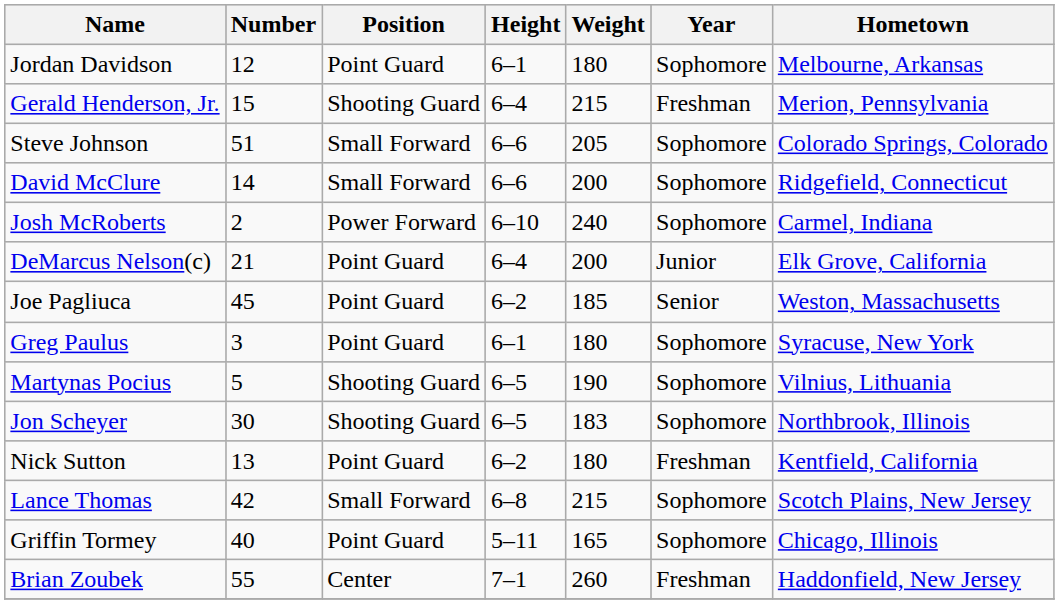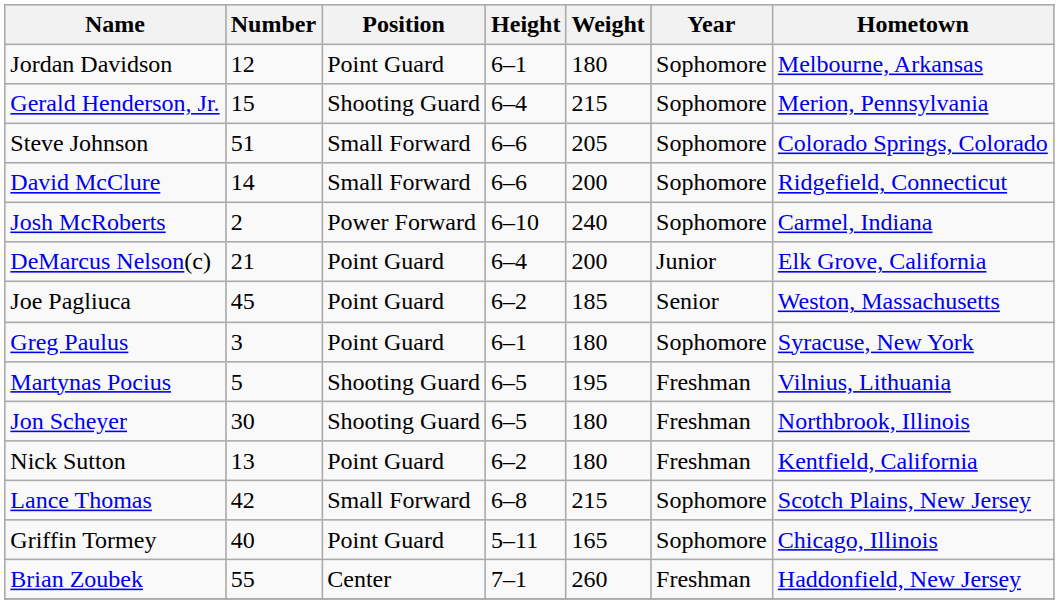(703, 103) Freshman -> (711, 103) Sophomore
(590, 380) 190 -> (590, 380) 195
(711, 380) Sophomore -> (703, 380) Freshman
(590, 420) 183 -> (590, 420) 180
(711, 420) Sophomore -> (703, 420) Freshman
